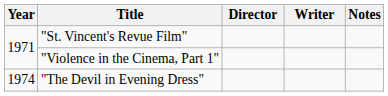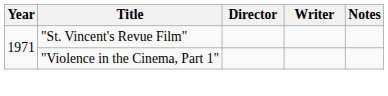- row: (122, 79)
